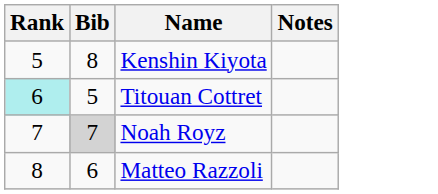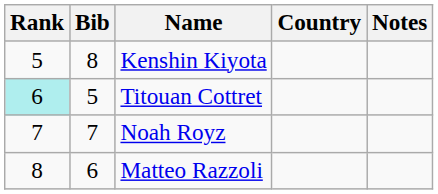+ column: (319, 22)
(92, 133) lightgrey background -> (92, 133) no background
